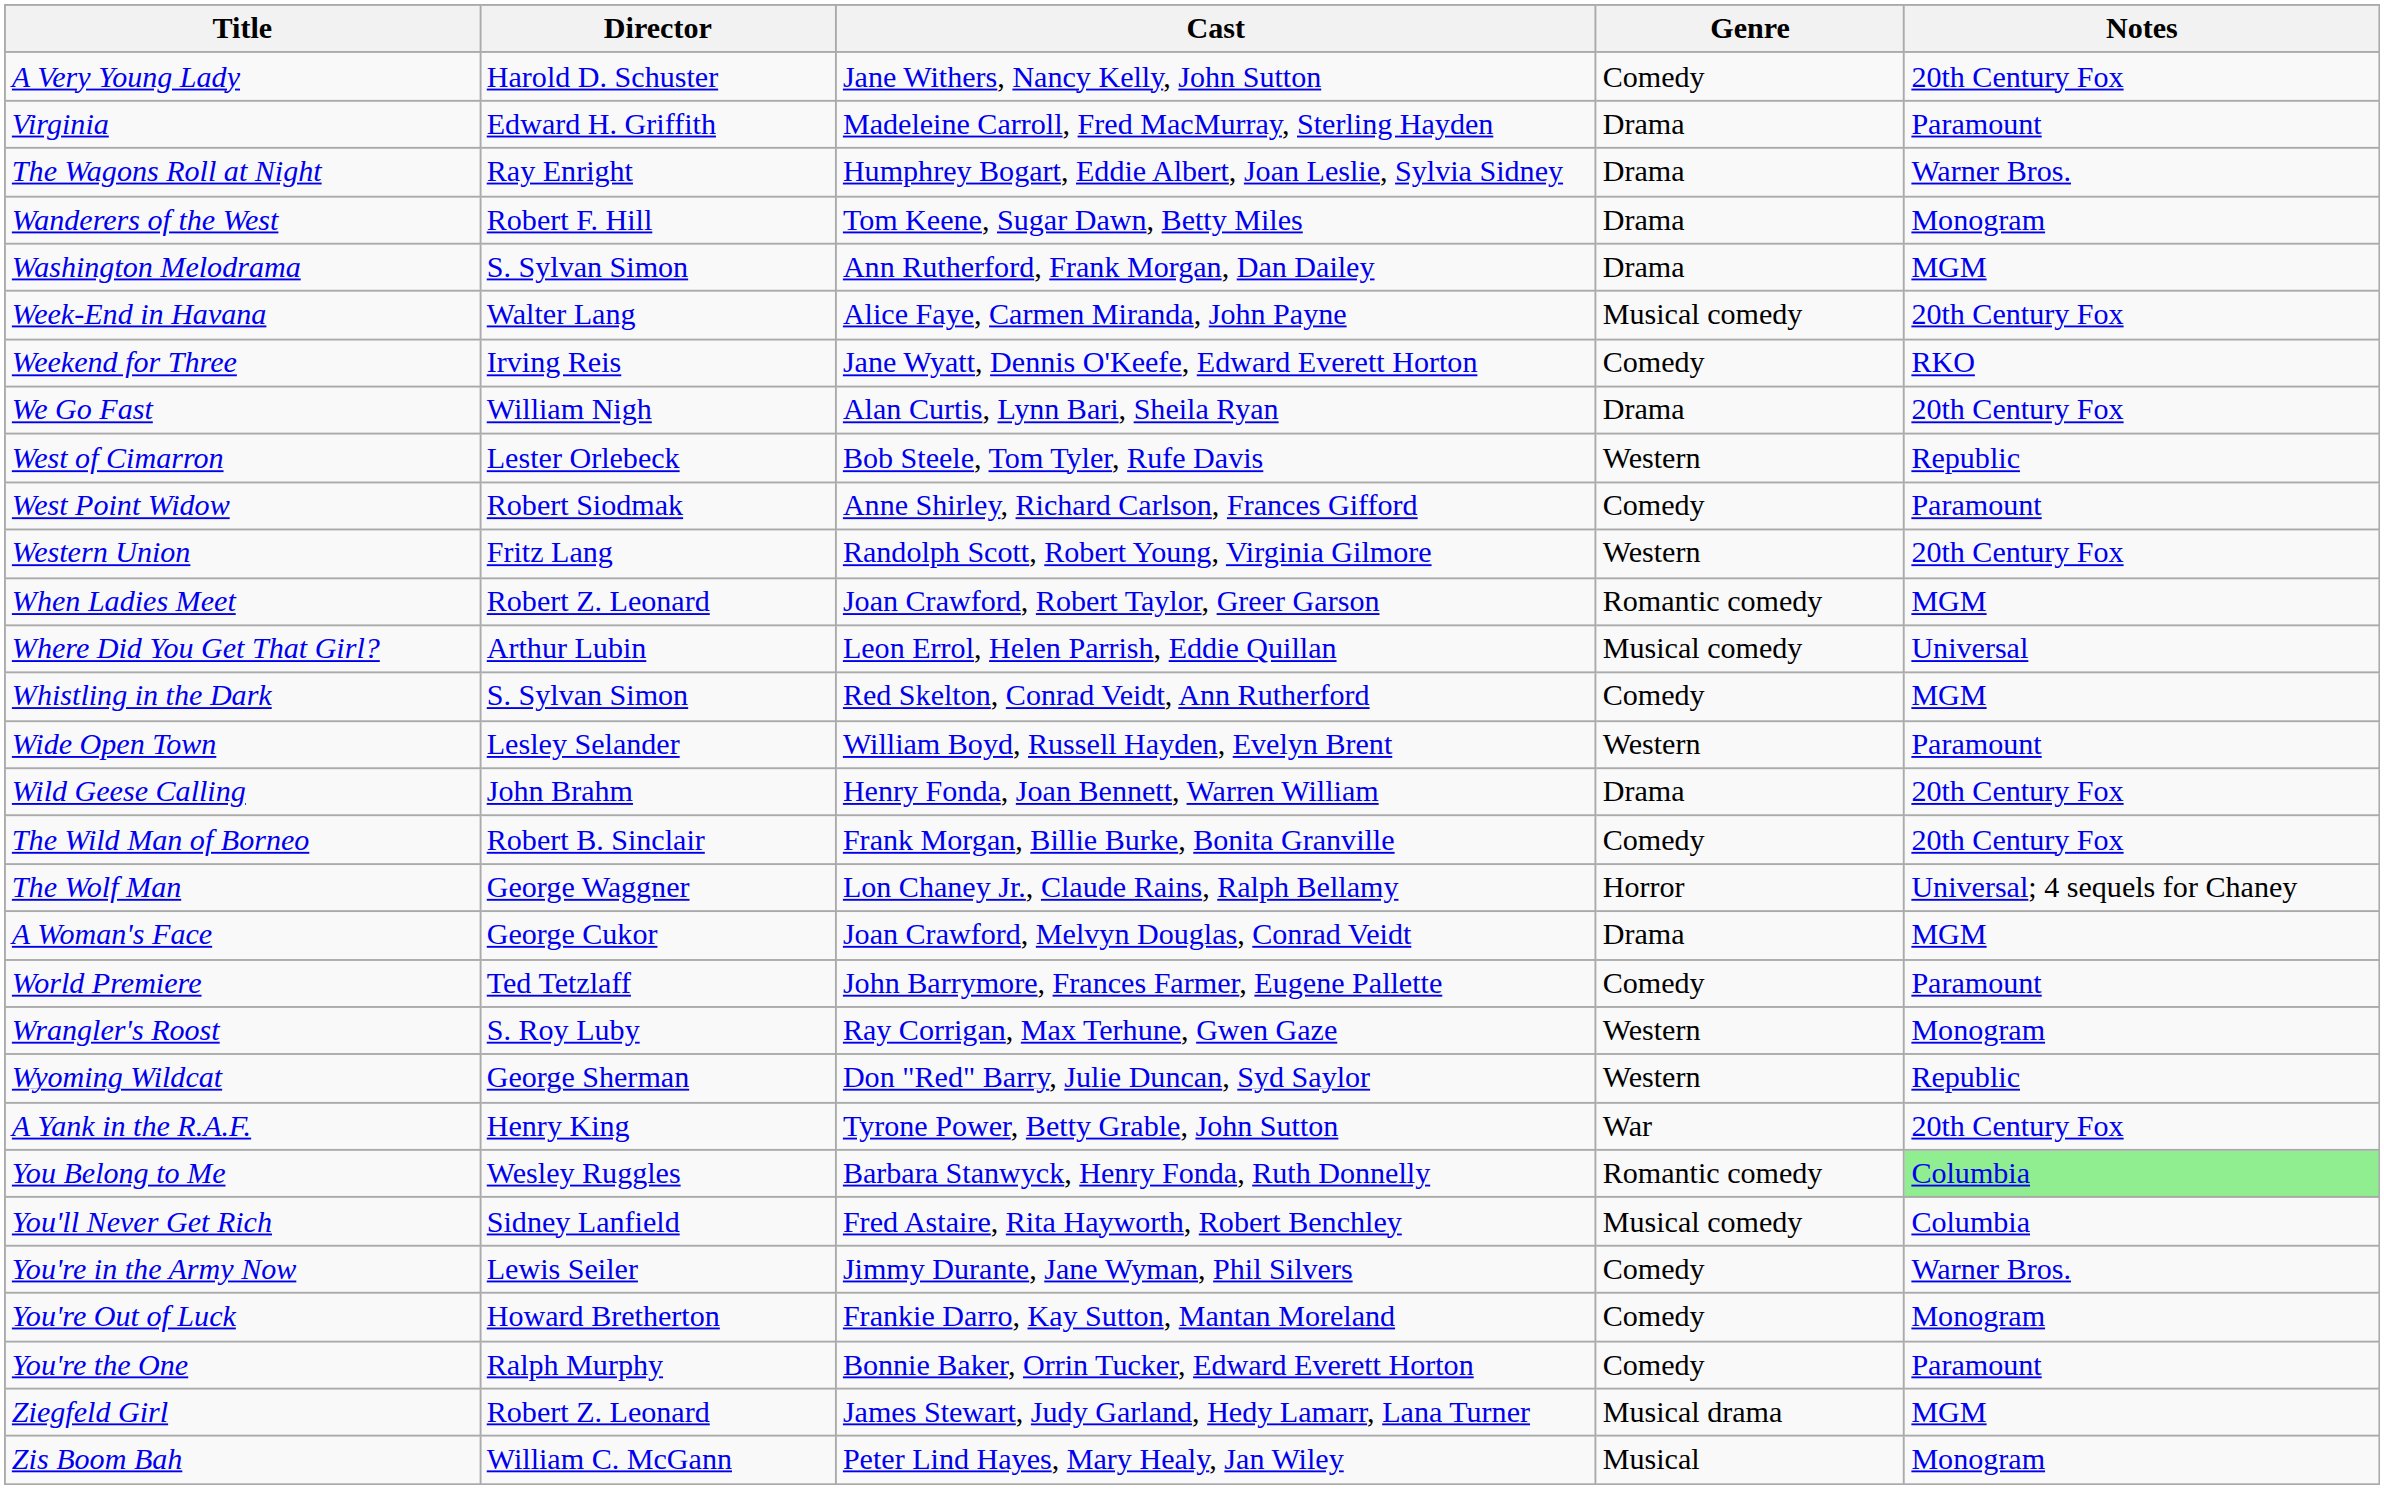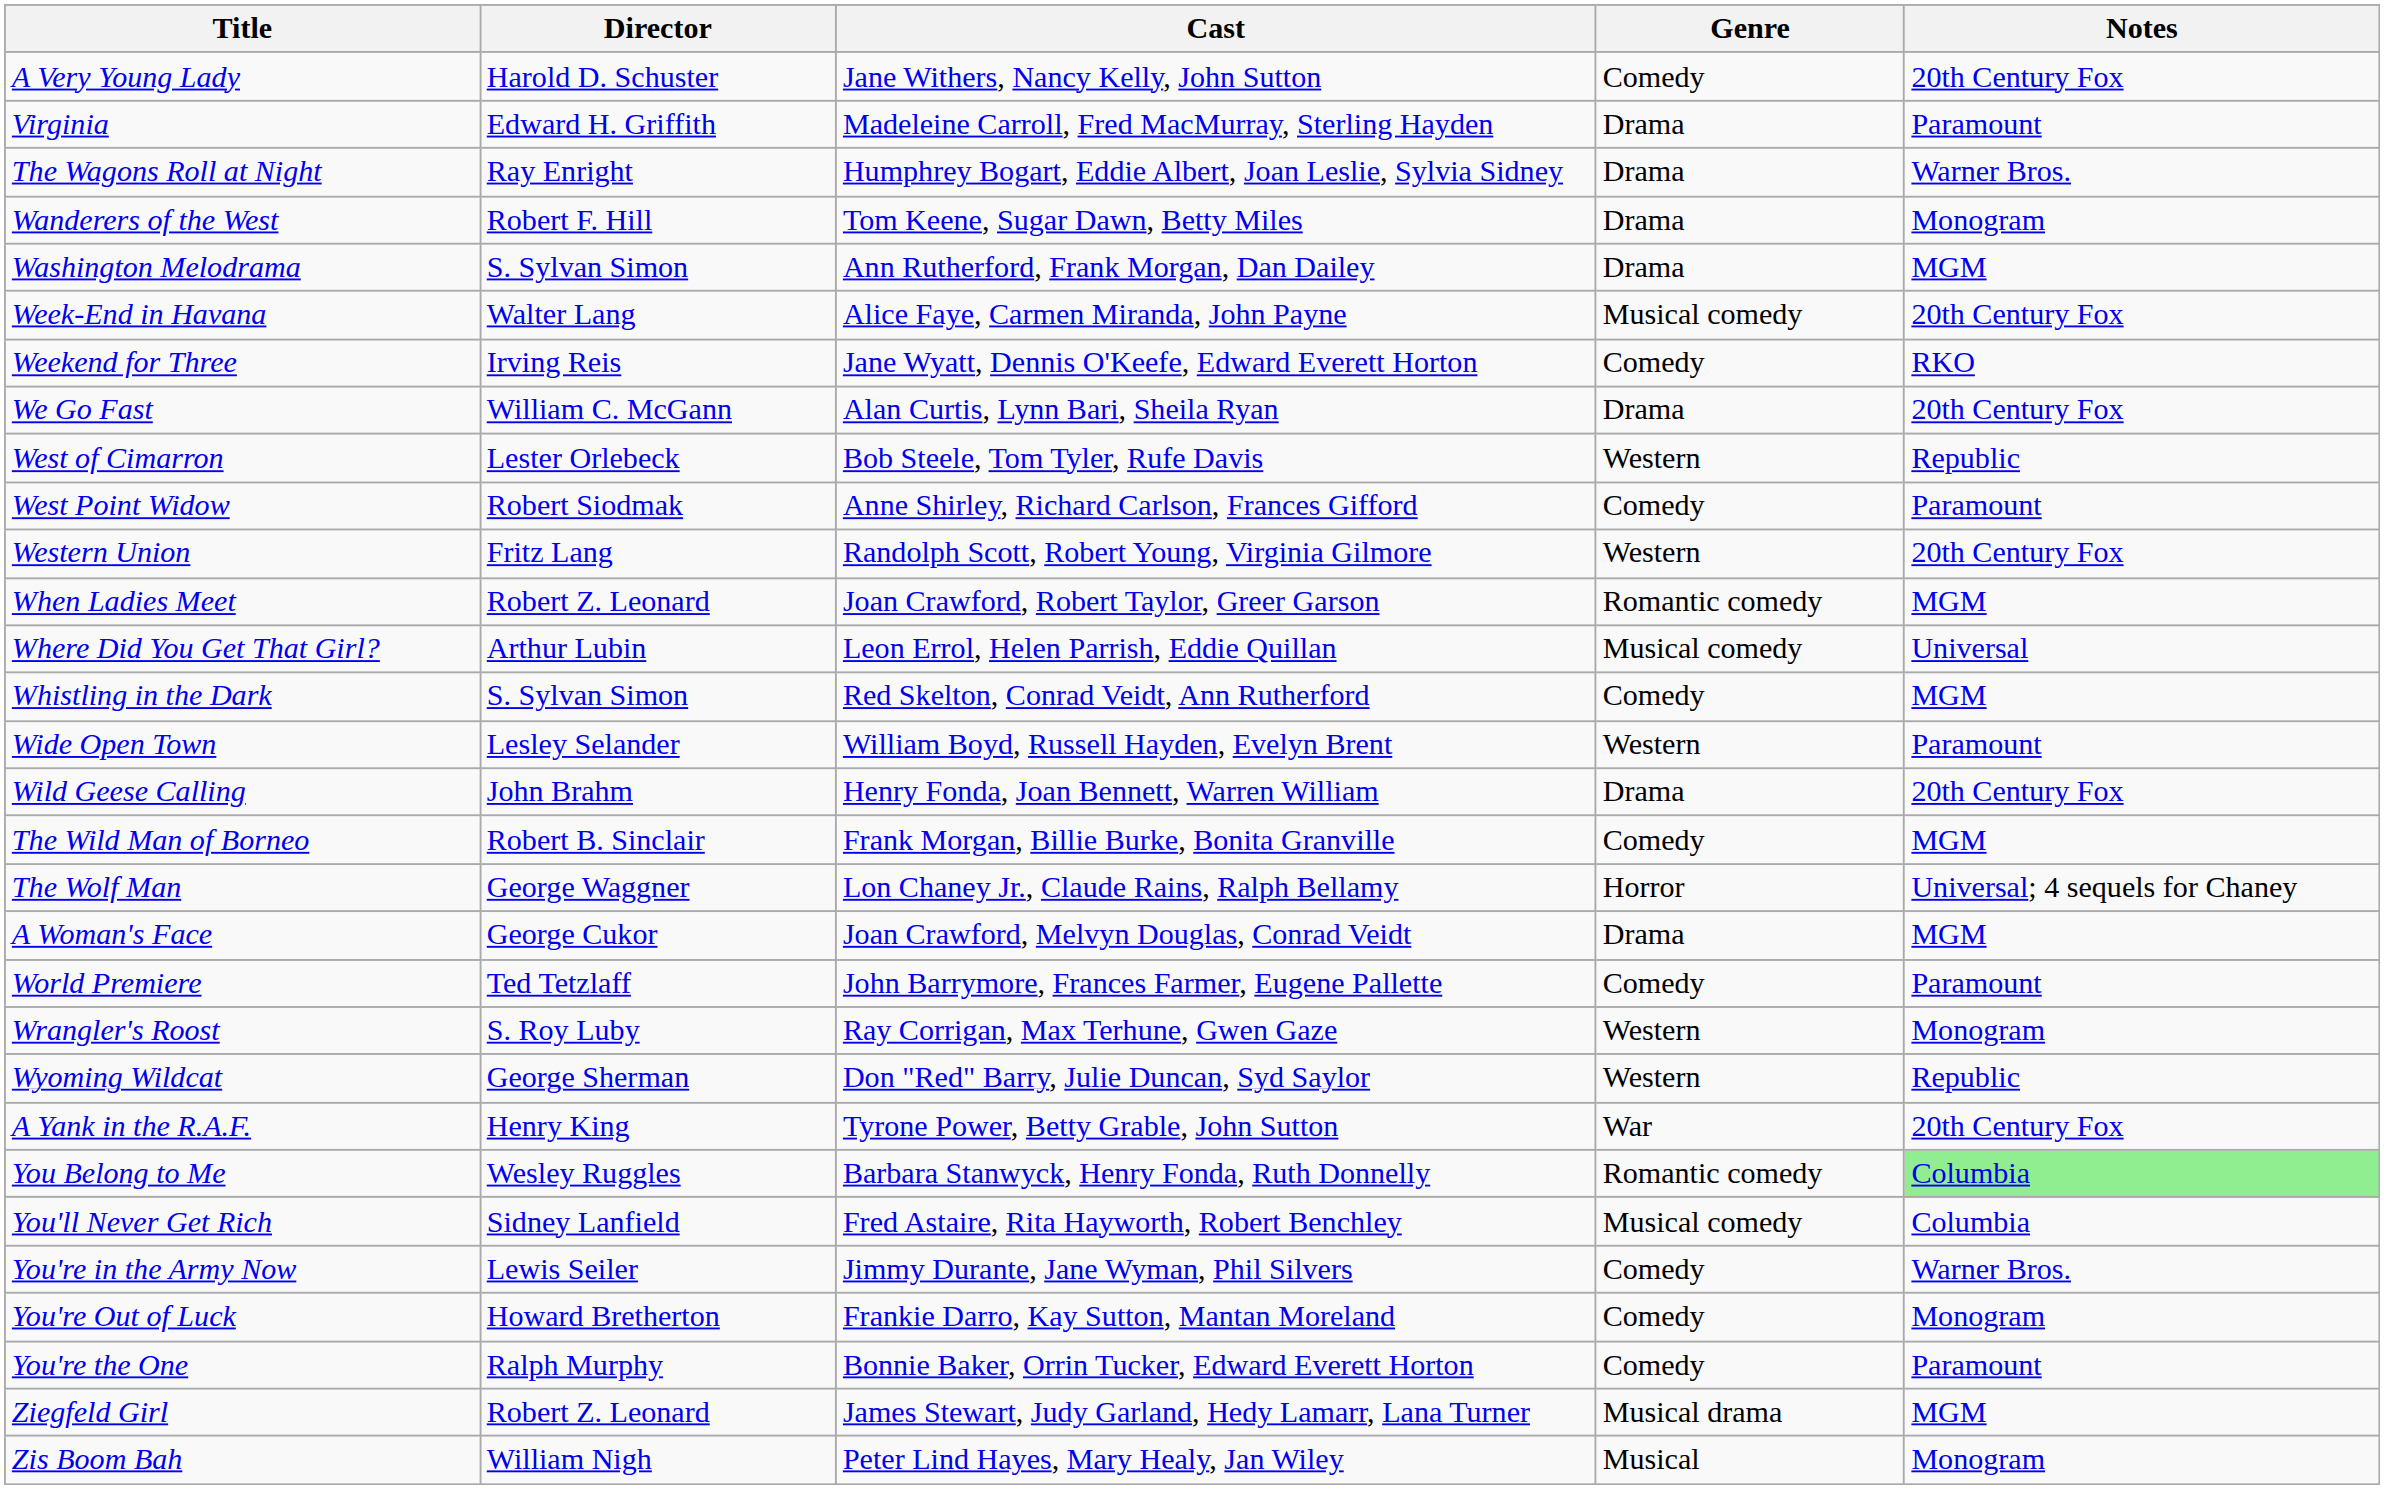(569, 409) William Nigh -> (609, 409) William C. McGann
(2017, 839) 20th Century Fox -> (1949, 839) MGM
(609, 1459) William C. McGann -> (569, 1459) William Nigh
